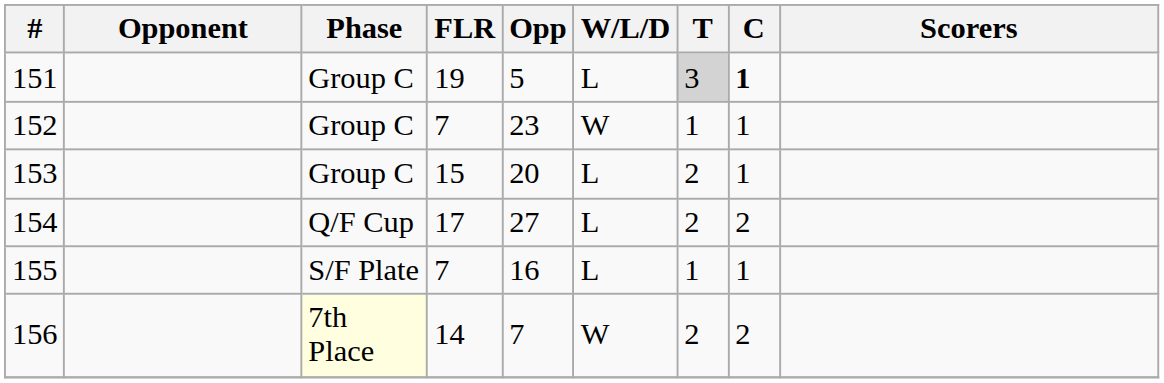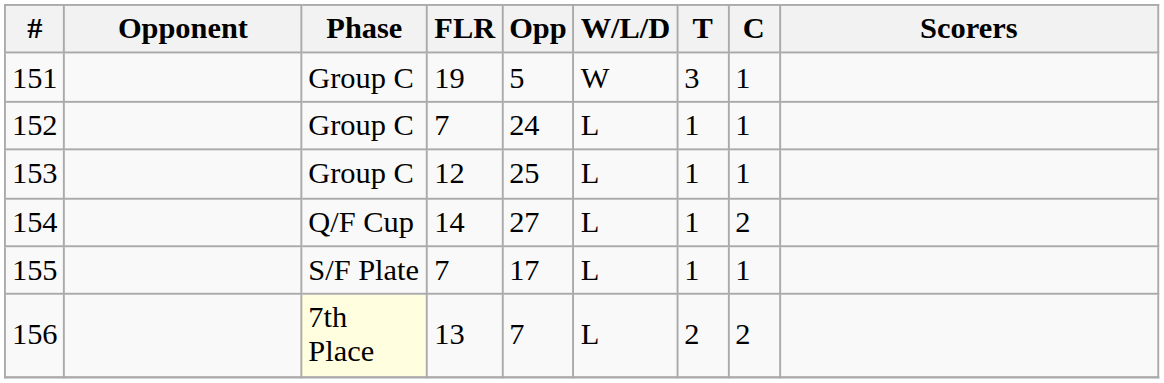(590, 76) L -> (595, 76) W
(692, 76) lightgrey background -> (692, 76) no background
(743, 76) bold -> (743, 76) normal
(524, 125) 23 -> (524, 125) 24
(595, 125) W -> (590, 125) L
(450, 173) 15 -> (450, 173) 12
(524, 173) 20 -> (524, 173) 25
(692, 173) 2 -> (692, 173) 1
(450, 221) 17 -> (450, 221) 14
(692, 221) 2 -> (692, 221) 1
(524, 269) 16 -> (524, 269) 17
(450, 334) 14 -> (450, 334) 13
(595, 334) W -> (590, 334) L
